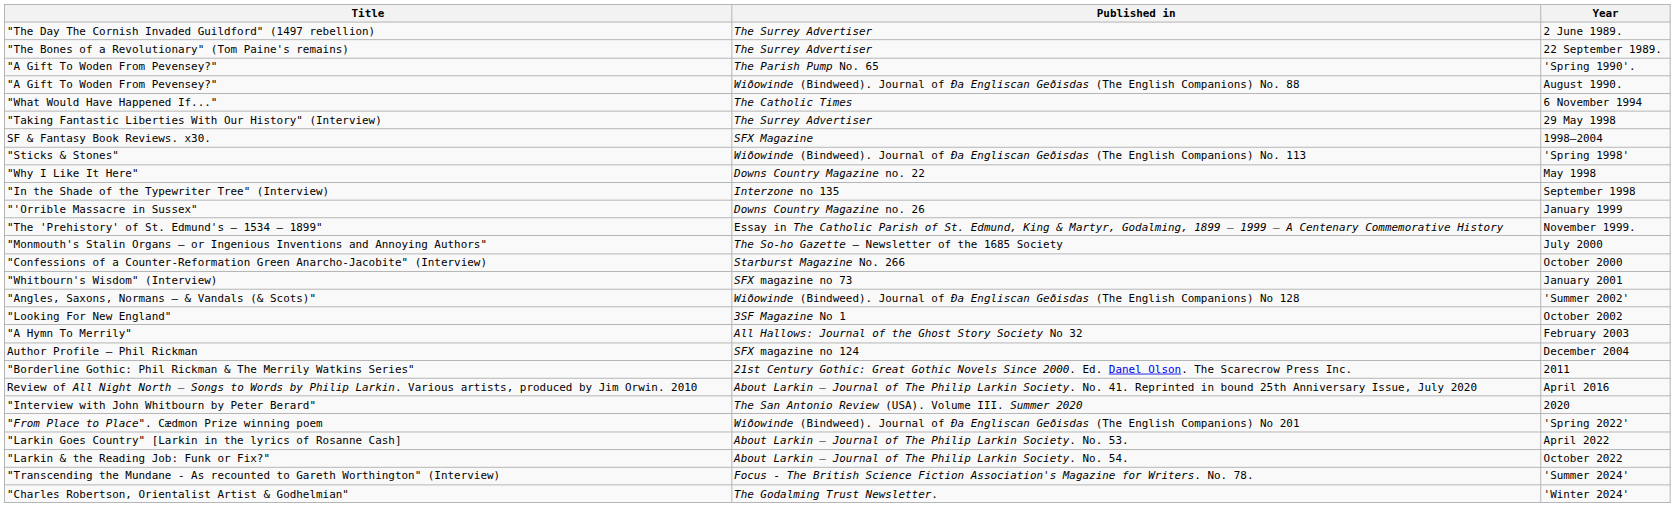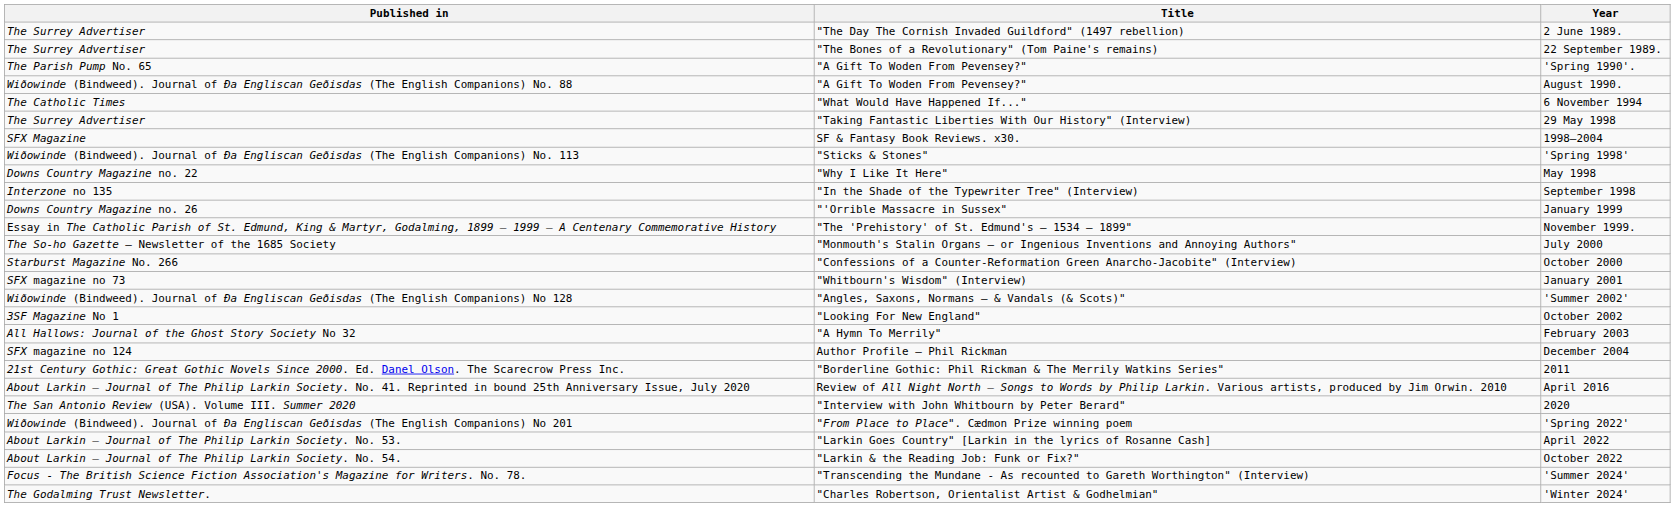columns swapped: (368, 13) <-> (1136, 13)
